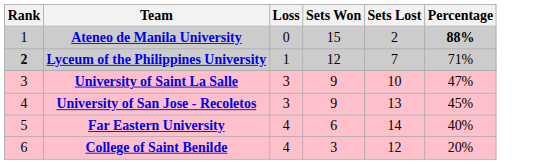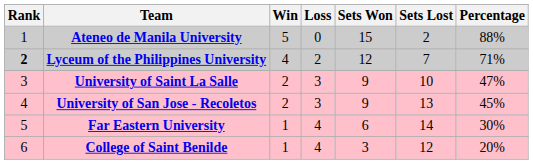+ column: (285, 15)
(460, 37) bold -> (492, 37) normal
(286, 59) 1 -> (318, 59) 2
(460, 125) 40% -> (492, 125) 30%
